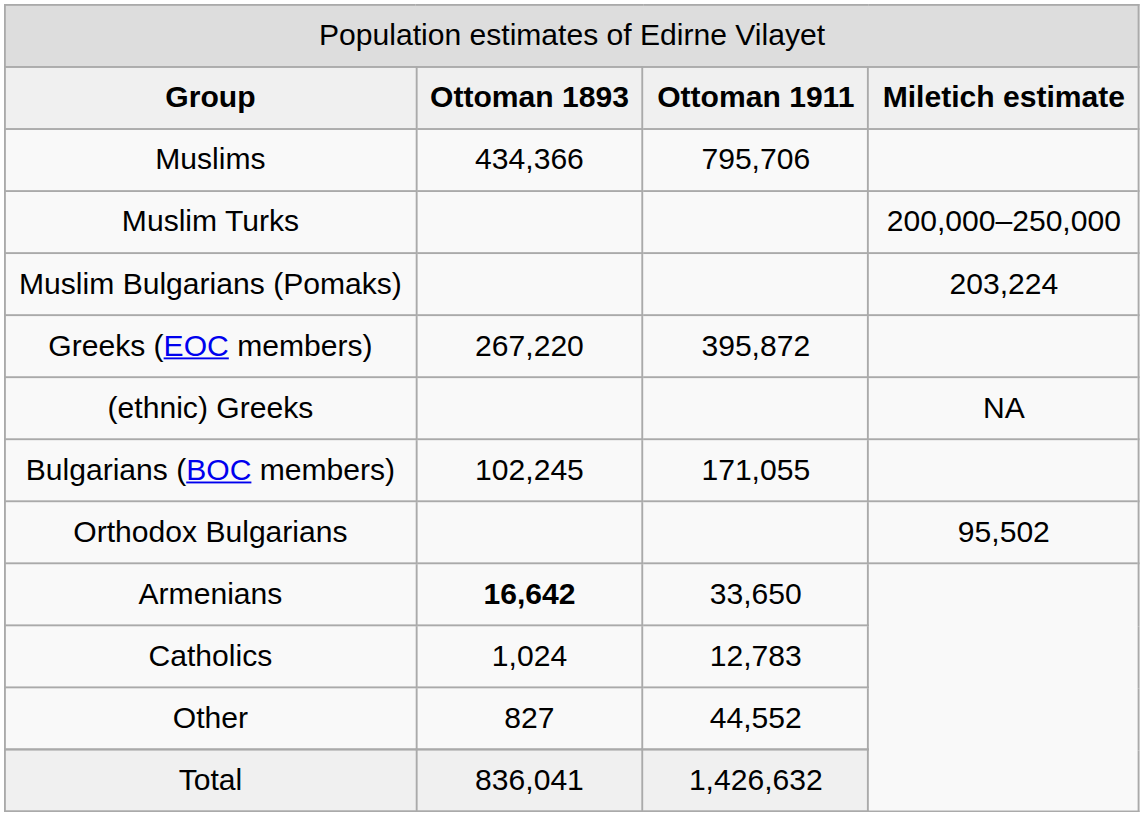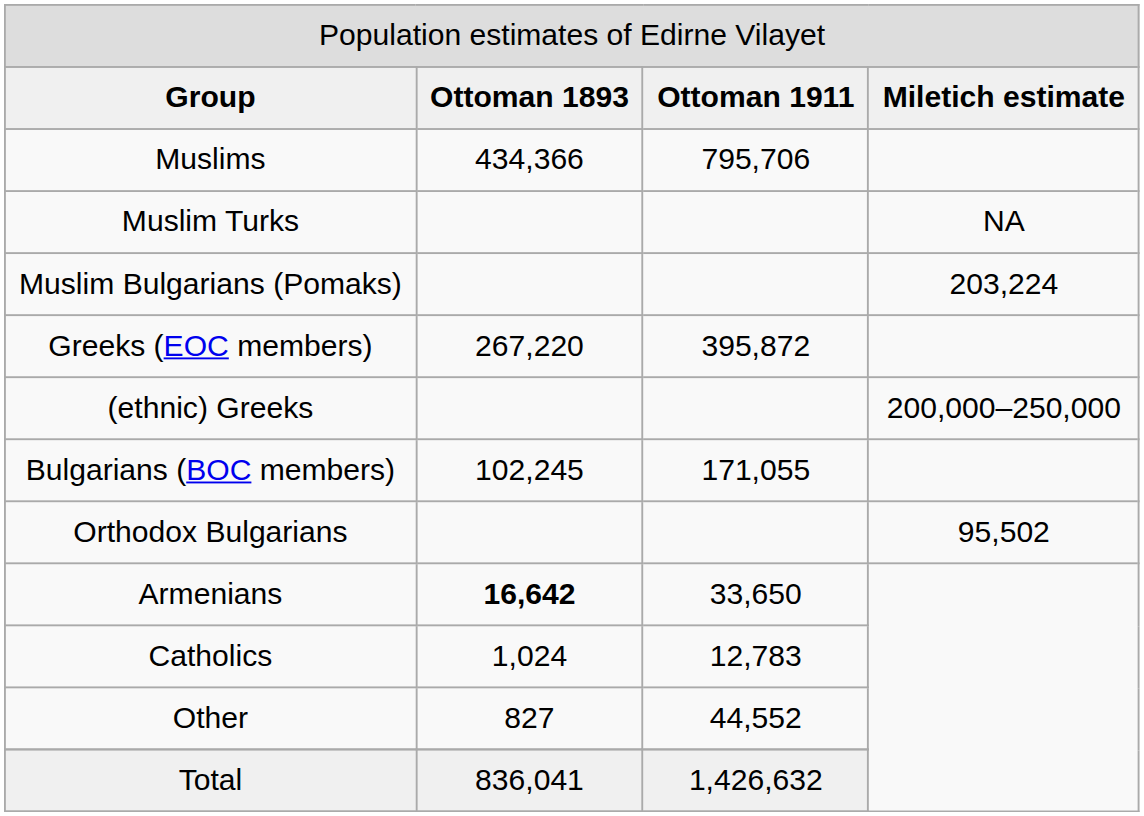(1004, 221) 200,000–250,000 -> (1004, 221) NA
(1004, 407) NA -> (1004, 407) 200,000–250,000
